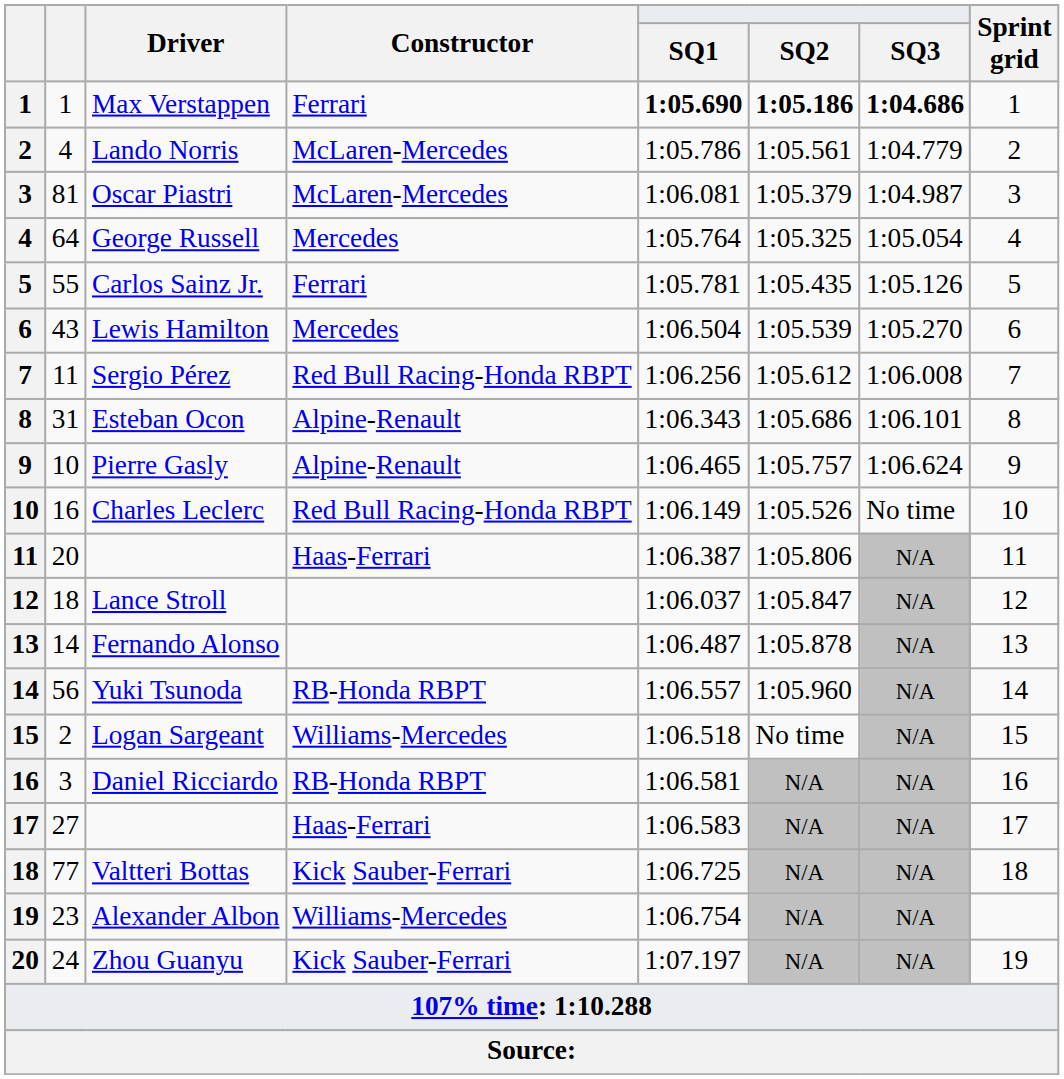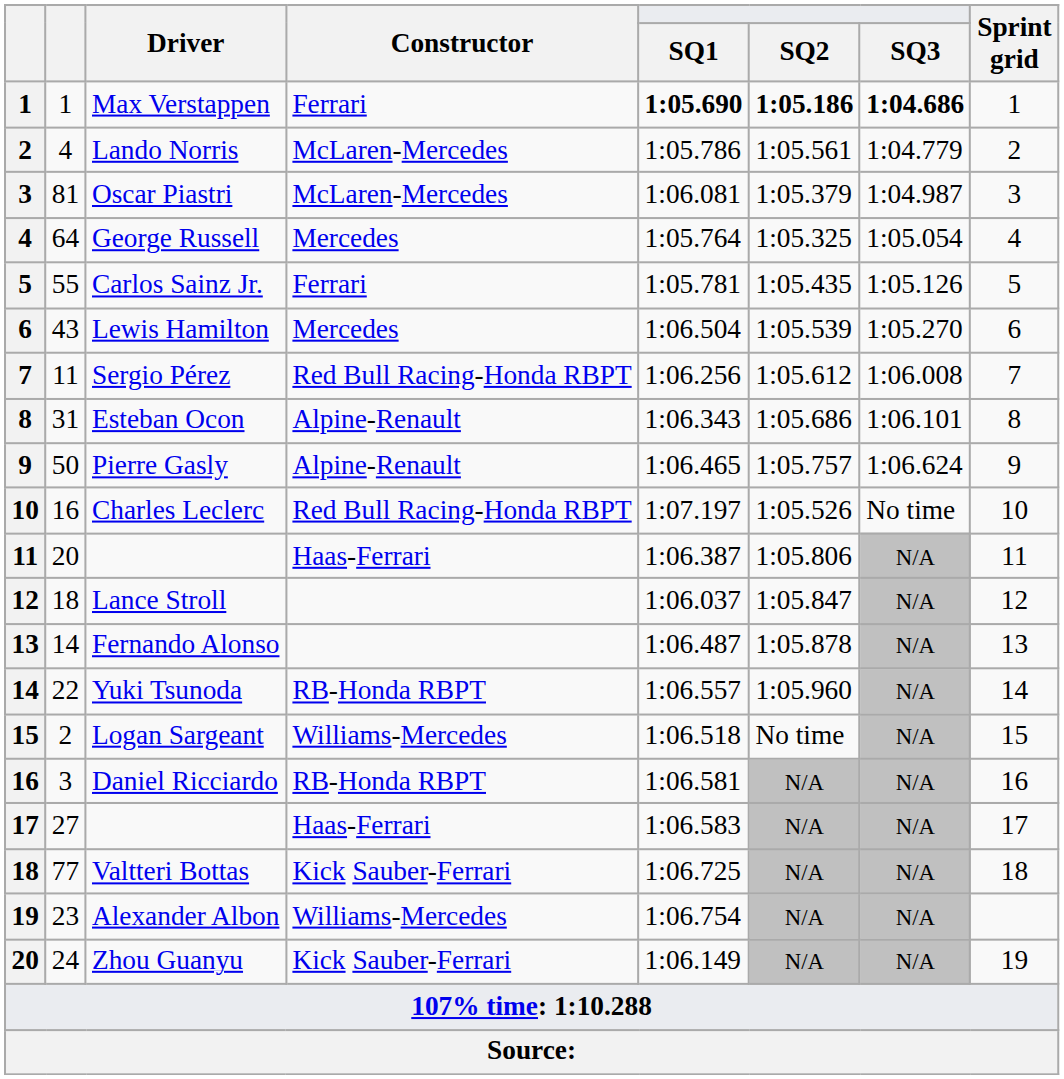(65, 464) 10 -> (65, 464) 50
(693, 509) 1:06.149 -> (693, 509) 1:07.197
(65, 690) 56 -> (65, 690) 22
(693, 960) 1:07.197 -> (693, 960) 1:06.149
